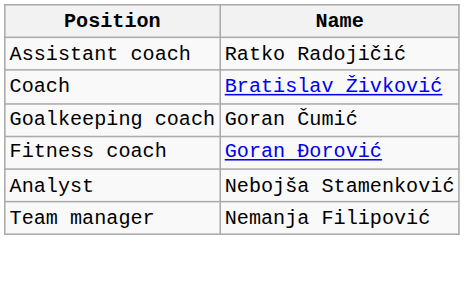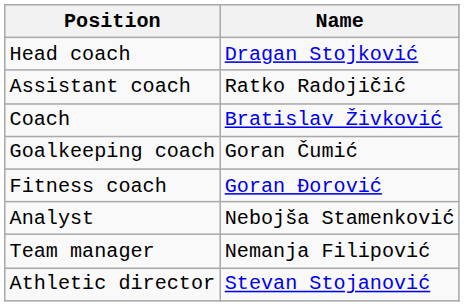+ row: (70, 54)
+ row: (112, 284)
